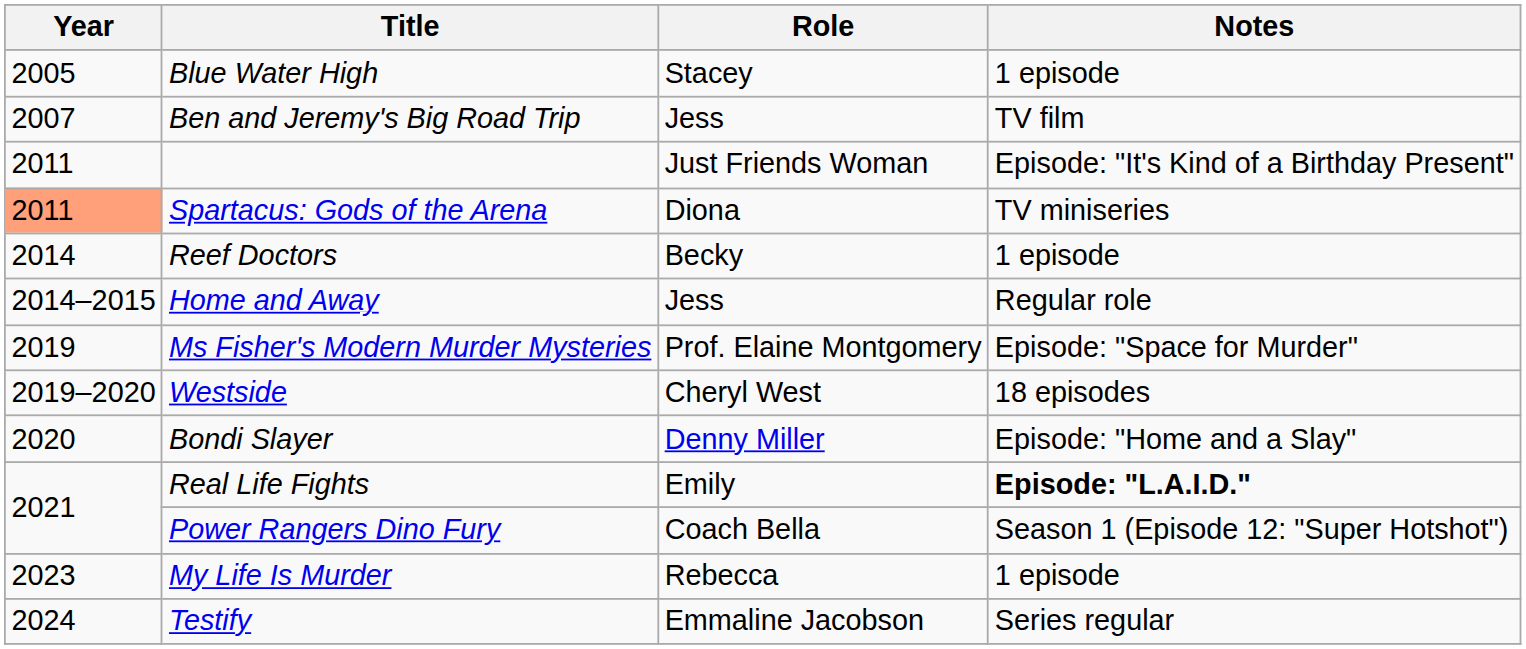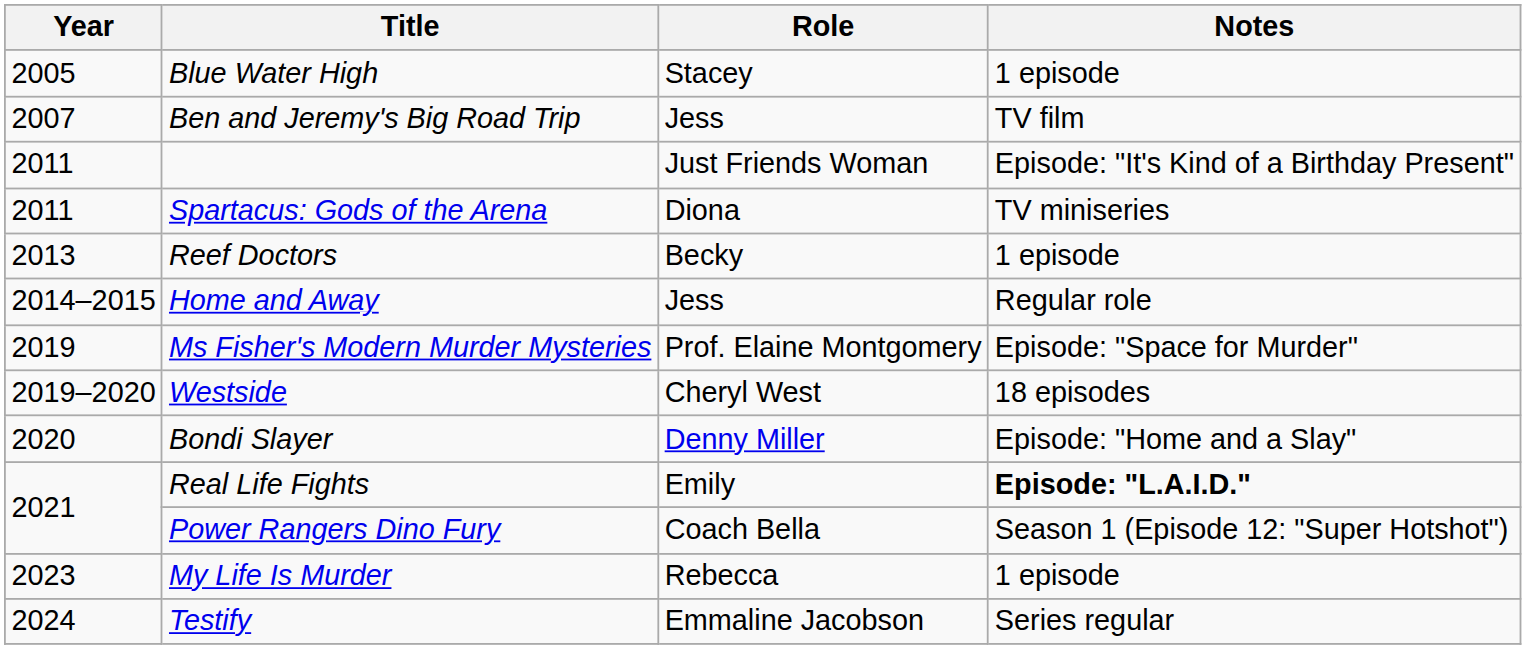(43, 210) lightsalmon background -> (43, 210) no background
(44, 255) 2014 -> (44, 255) 2013
